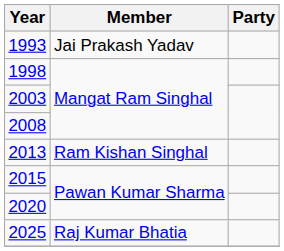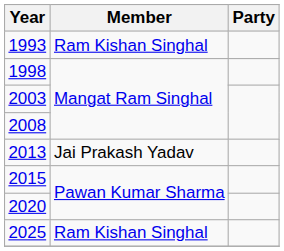(124, 44) Jai Prakash Yadav -> (131, 44) Ram Kishan Singhal
(131, 152) Ram Kishan Singhal -> (124, 152) Jai Prakash Yadav
(120, 233) Raj Kumar Bhatia -> (131, 233) Ram Kishan Singhal
